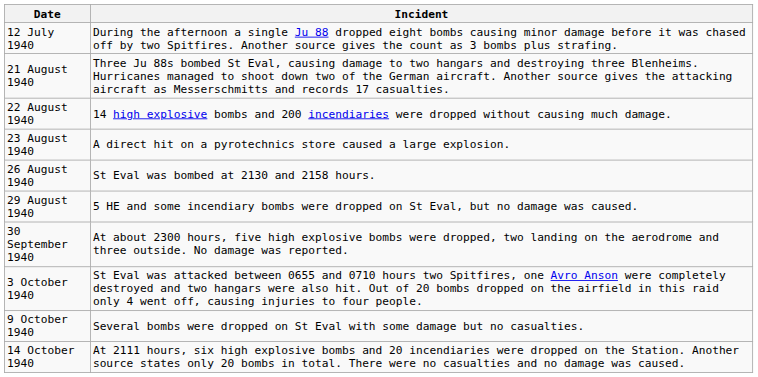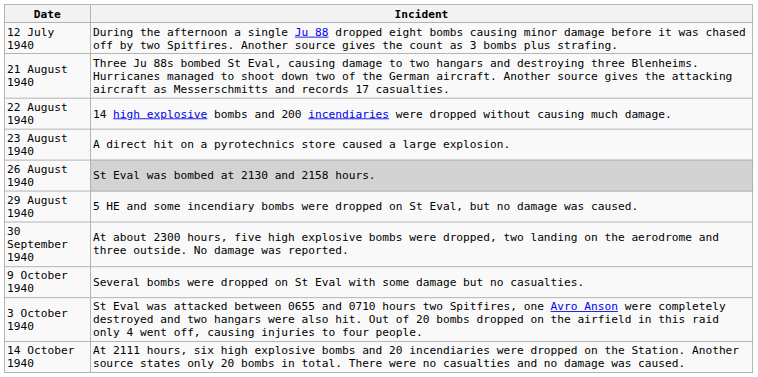(234, 176) no background -> (234, 176) lightgrey background
rows swapped: (37, 288) <-> (37, 326)
